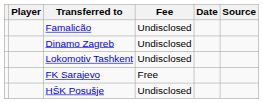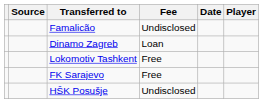columns swapped: (26, 12) <-> (239, 12)
(165, 43) Undisclosed -> (152, 43) Loan
(165, 59) Undisclosed -> (152, 59) Free
